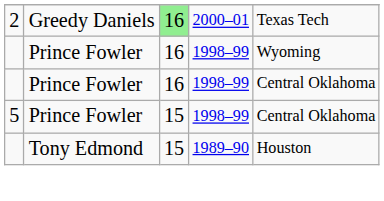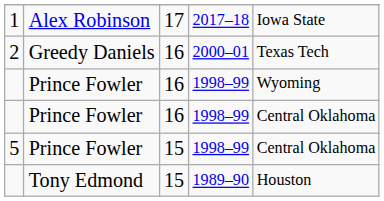+ row: (14, 20)
(174, 20) lightgreen background -> (174, 52) no background
